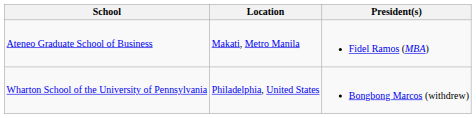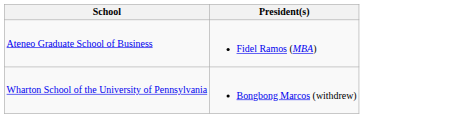- column: (266, 12)
